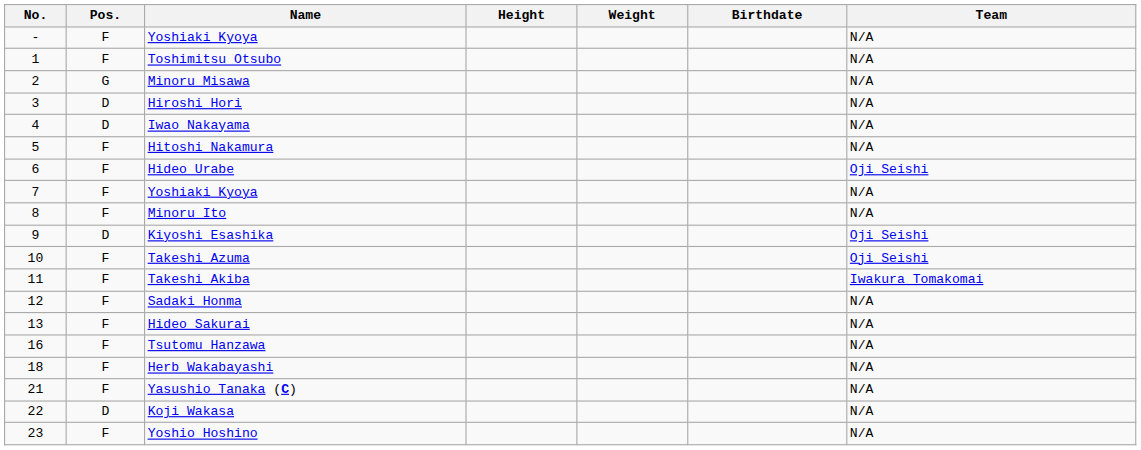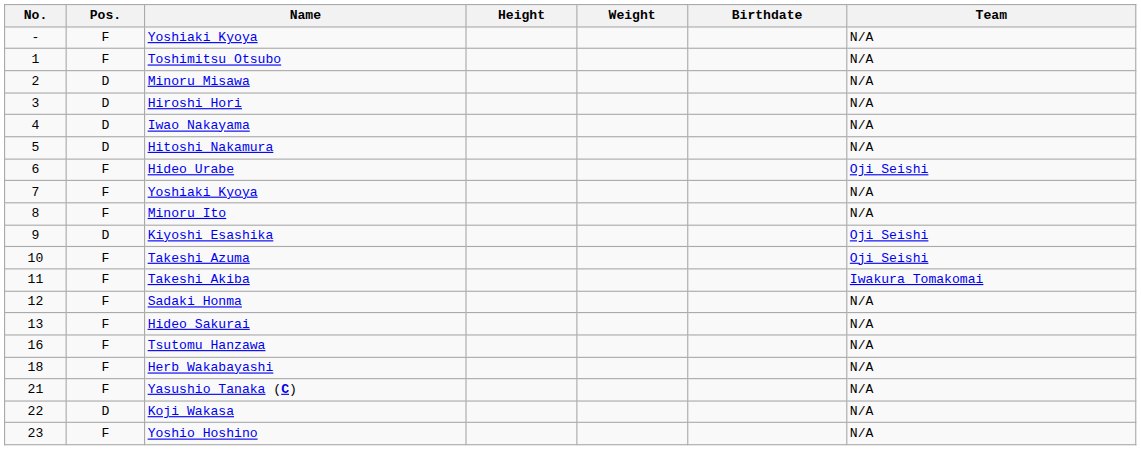(105, 81) G -> (105, 81) D
(105, 147) F -> (105, 147) D
